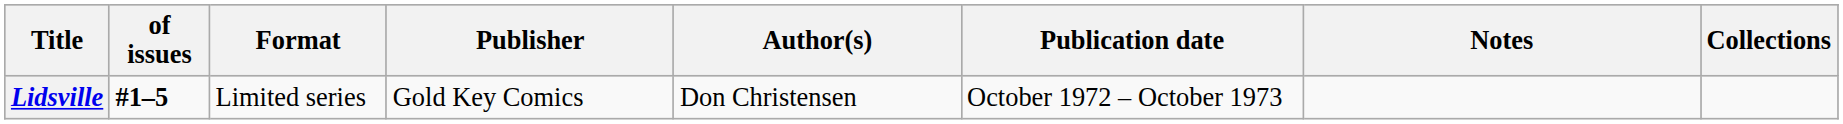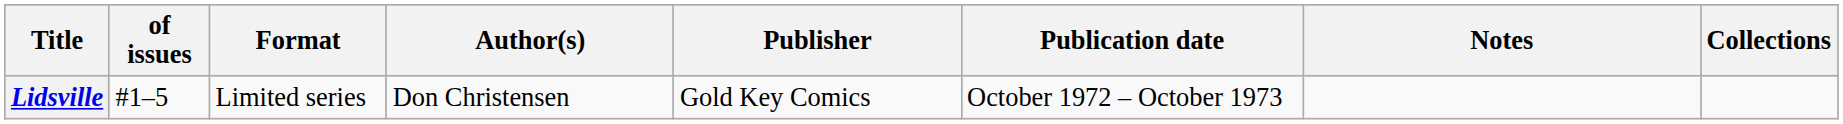columns swapped: (817, 40) <-> (530, 40)
(142, 97) bold -> (142, 97) normal
